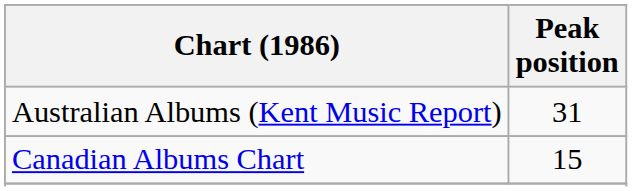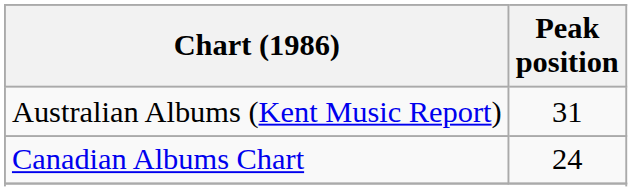(567, 159) 15 -> (567, 159) 24
